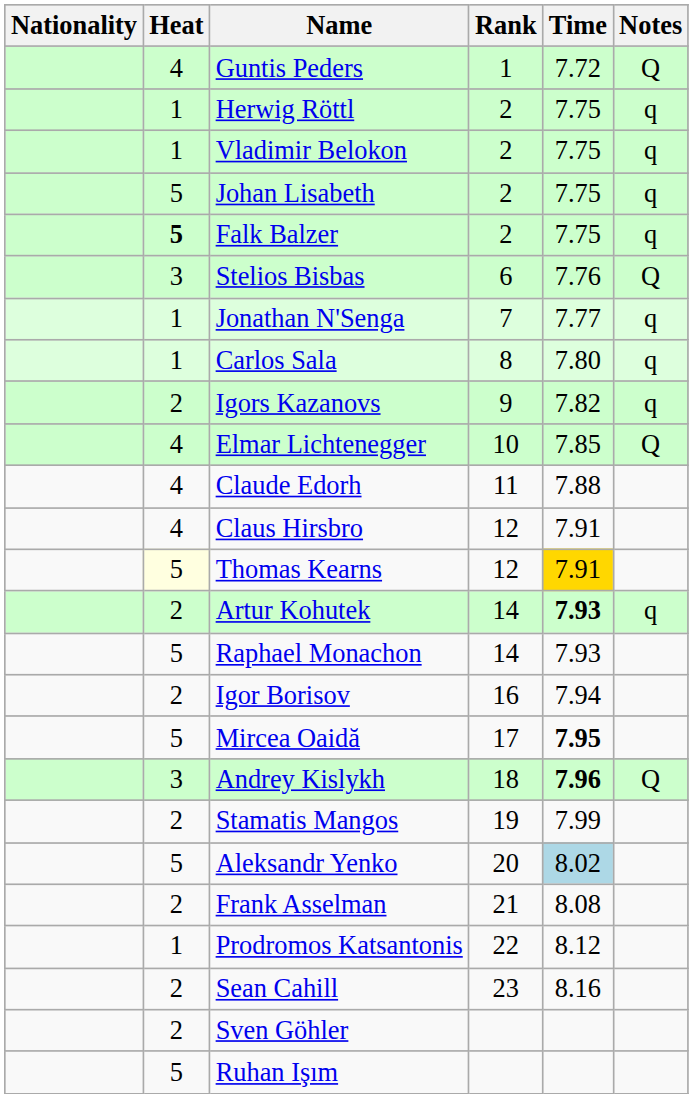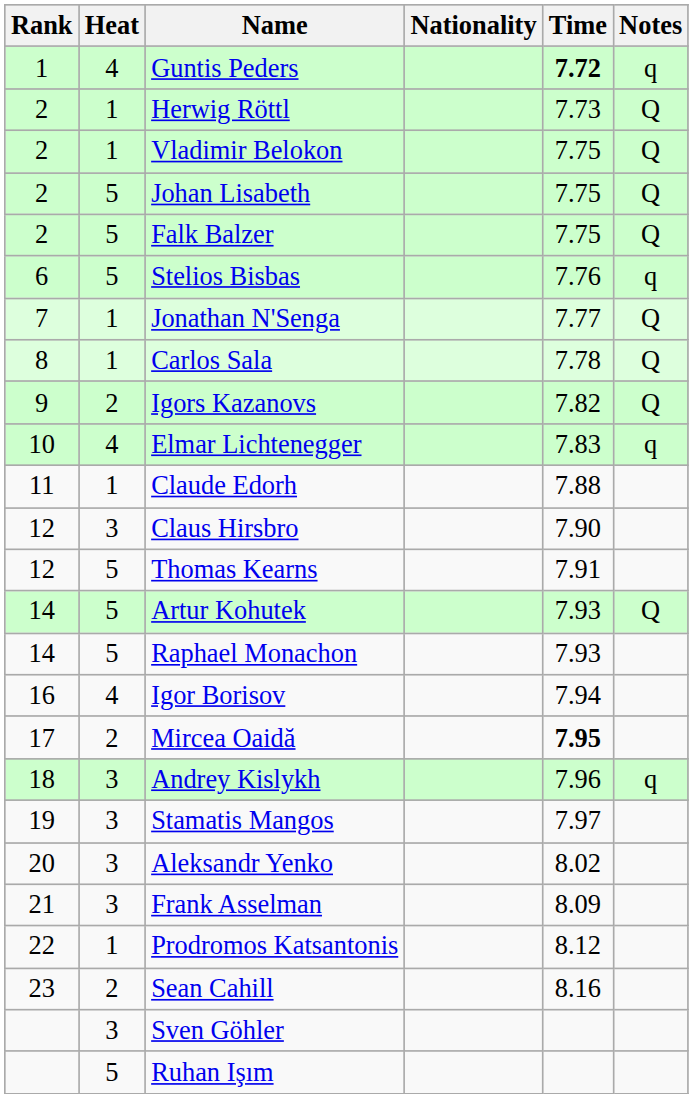columns swapped: (506, 25) <-> (74, 25)
(578, 67) normal -> (578, 67) bold
(651, 67) Q -> (651, 67) q
(578, 109) 7.75 -> (578, 109) 7.73
(651, 109) q -> (651, 109) Q
(651, 151) q -> (651, 151) Q
(651, 192) q -> (651, 192) Q
(176, 234) bold -> (112, 234) normal
(651, 234) q -> (651, 234) Q
(176, 276) 3 -> (112, 276) 5
(651, 276) Q -> (651, 276) q
(651, 318) q -> (651, 318) Q
(578, 360) 7.80 -> (578, 360) 7.78
(651, 360) q -> (651, 360) Q
(651, 402) q -> (651, 402) Q
(578, 444) 7.85 -> (578, 444) 7.83
(651, 444) Q -> (651, 444) q
(176, 485) 4 -> (112, 485) 1
(176, 527) 4 -> (112, 527) 3
(578, 527) 7.91 -> (578, 527) 7.90
(176, 569) lightyellow background -> (112, 569) no background
(578, 569) gold background -> (578, 569) no background
(176, 611) 2 -> (112, 611) 5
(578, 611) bold -> (578, 611) normal
(651, 611) q -> (651, 611) Q
(176, 695) 2 -> (112, 695) 4
(176, 737) 5 -> (112, 737) 2
(578, 779) bold -> (578, 779) normal
(651, 779) Q -> (651, 779) q
(176, 820) 2 -> (112, 820) 3
(578, 820) 7.99 -> (578, 820) 7.97
(176, 862) 5 -> (112, 862) 3
(578, 862) lightblue background -> (578, 862) no background
(176, 904) 2 -> (112, 904) 3
(578, 904) 8.08 -> (578, 904) 8.09
(176, 1030) 2 -> (112, 1030) 3
